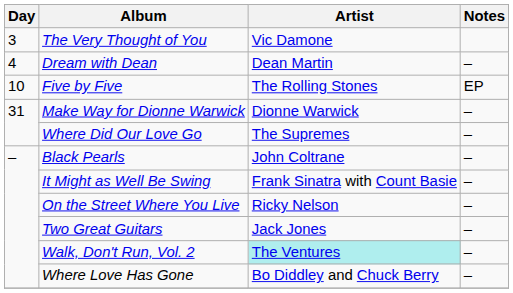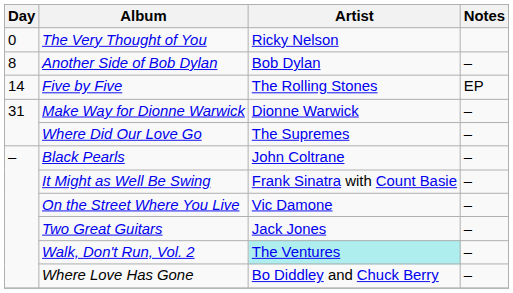(12, 39) 3 -> (12, 39) 0
(292, 39) Vic Damone -> (295, 39) Ricky Nelson
- row: (100, 63)
+ row: (130, 63)
(16, 87) 10 -> (16, 87) 14
(295, 205) Ricky Nelson -> (292, 205) Vic Damone
